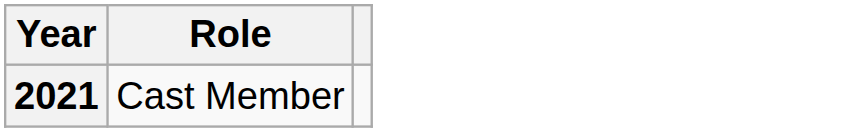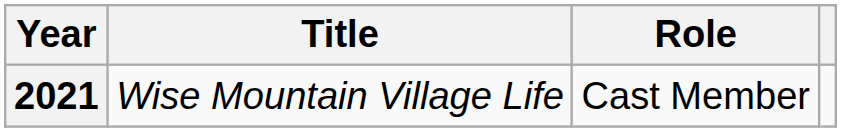+ column: (340, 34)
